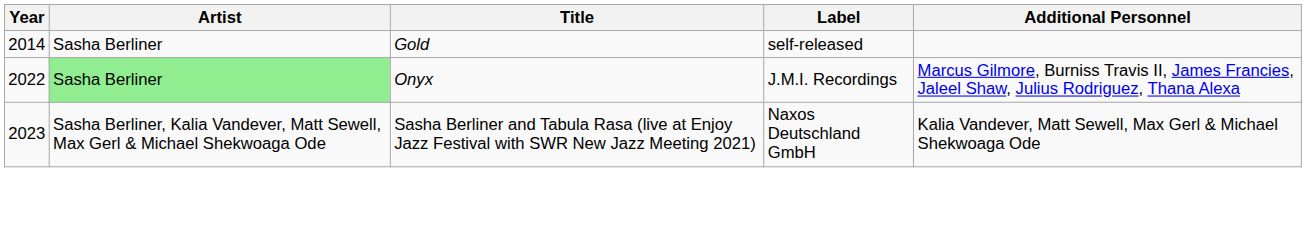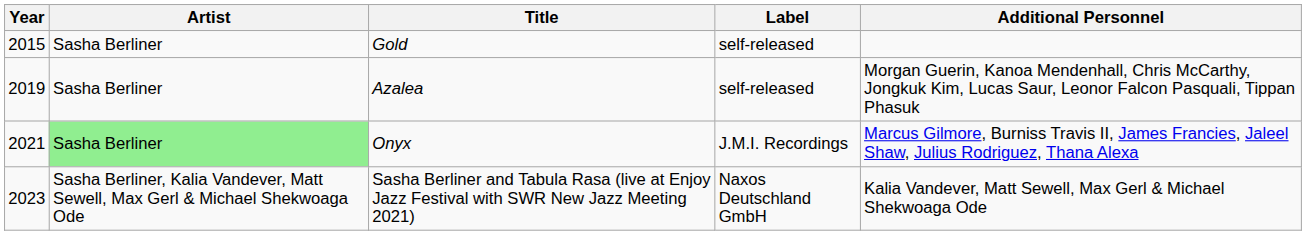(27, 44) 2014 -> (27, 44) 2015
+ row: (398, 89)
(27, 79) 2022 -> (27, 143) 2021
